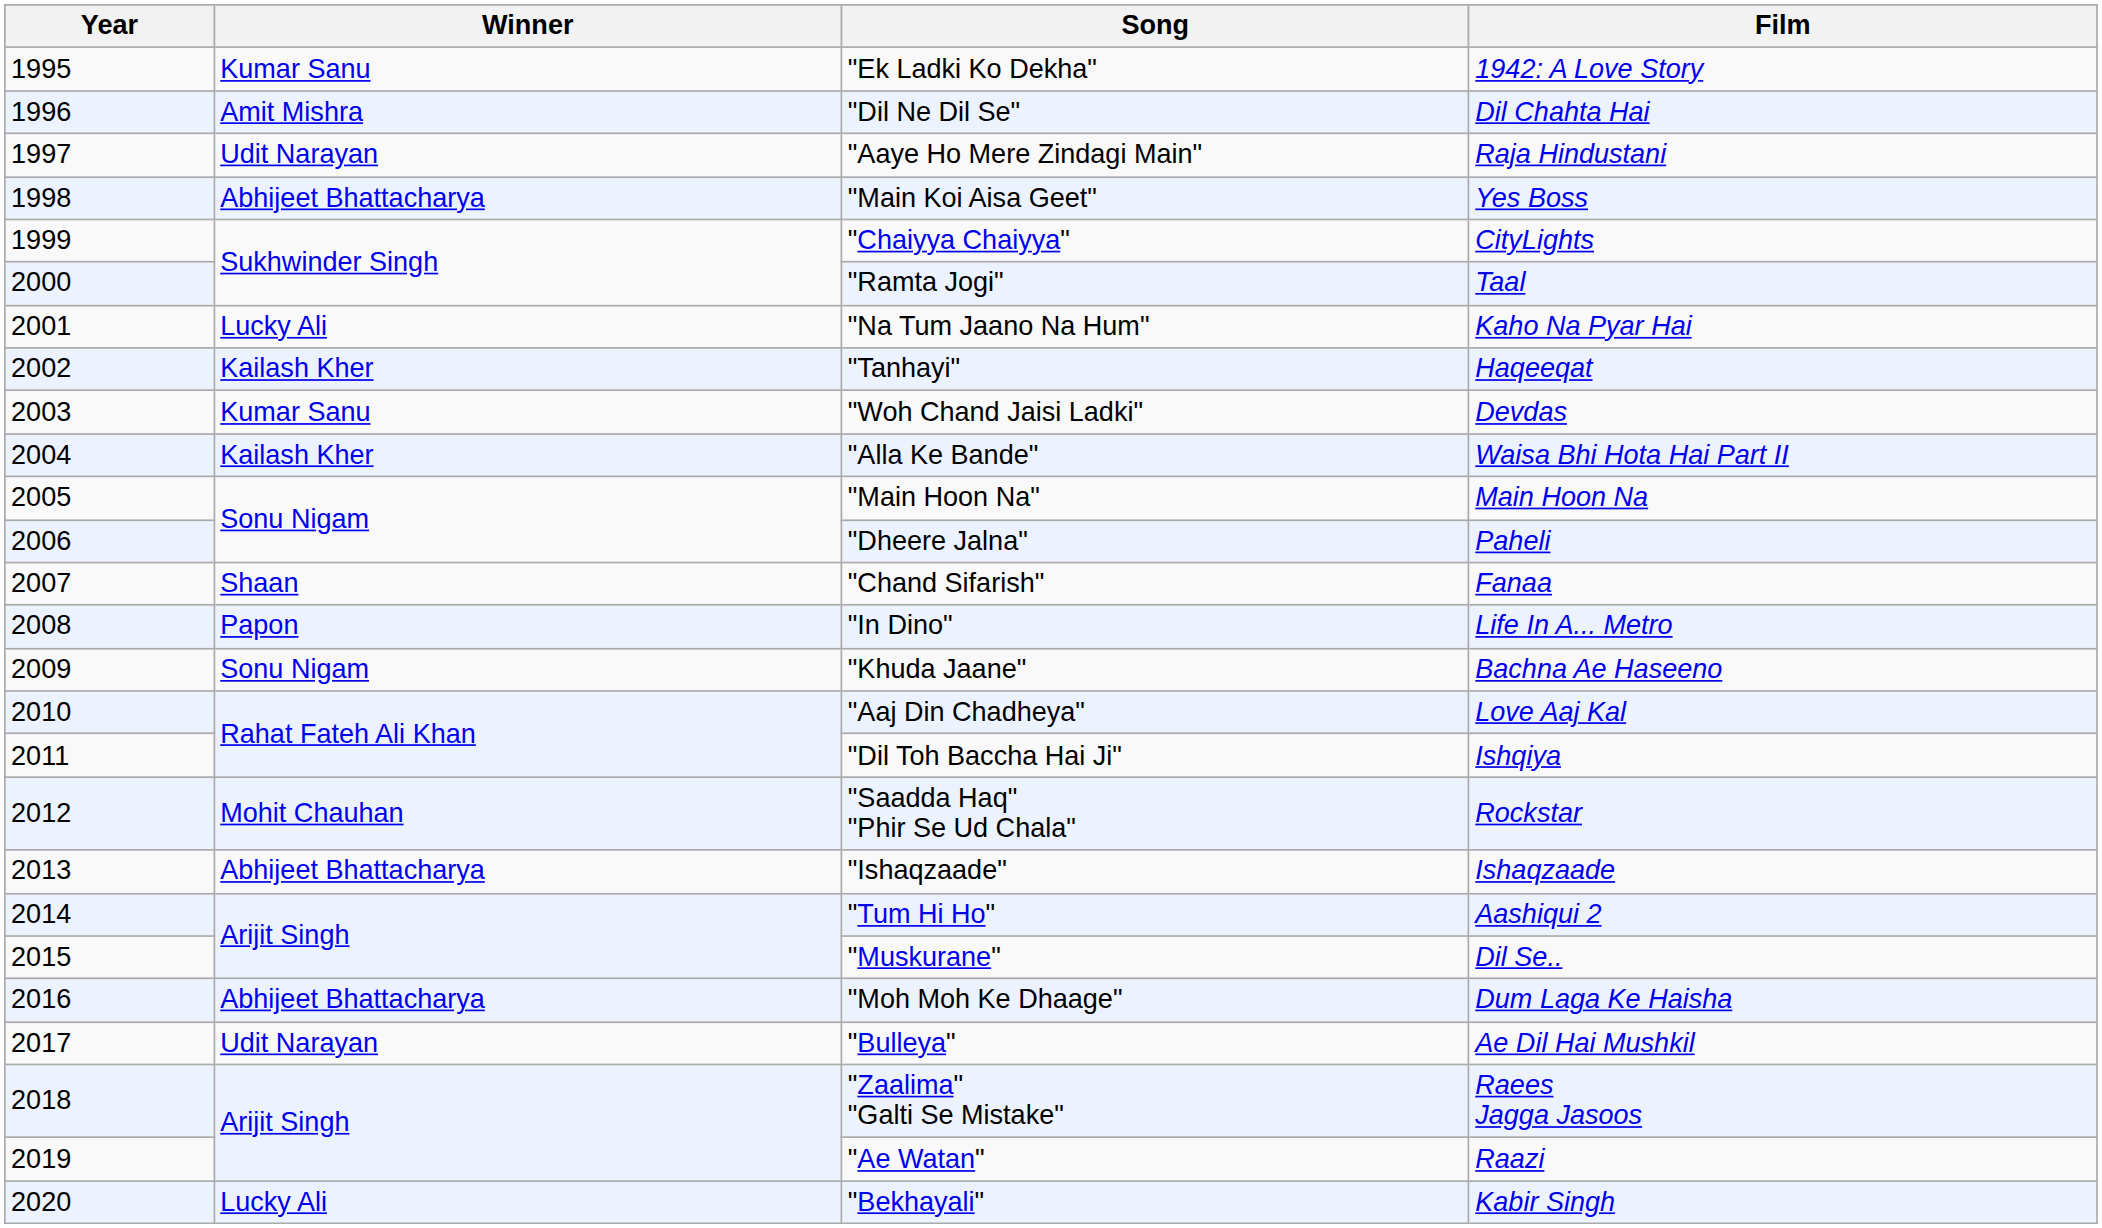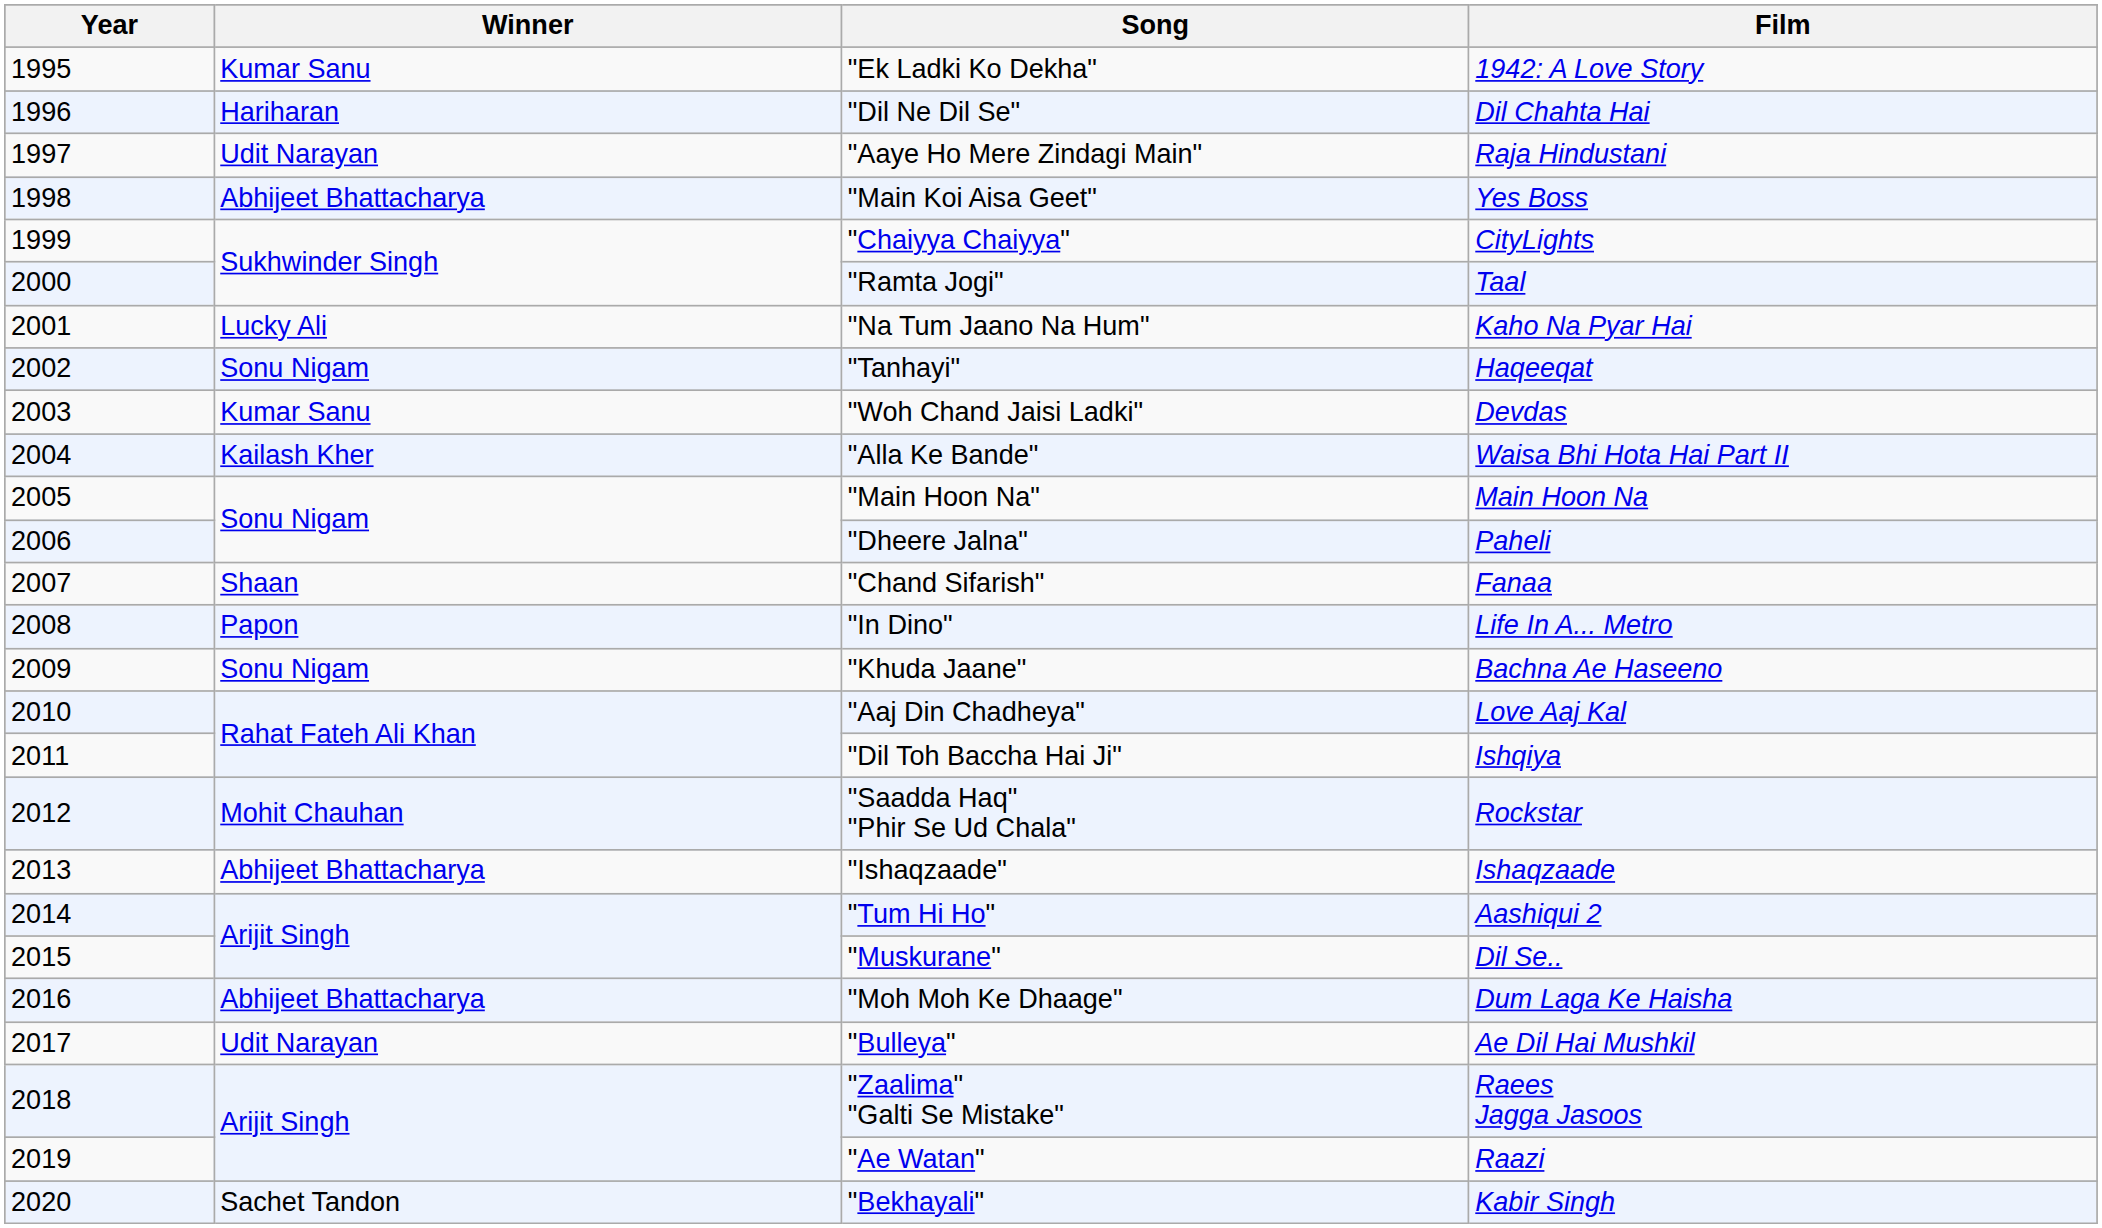(292, 111) Amit Mishra -> (280, 111) Hariharan
(297, 369) Kailash Kher -> (295, 369) Sonu Nigam
(274, 1201) Lucky Ali -> (310, 1201) Sachet Tandon
